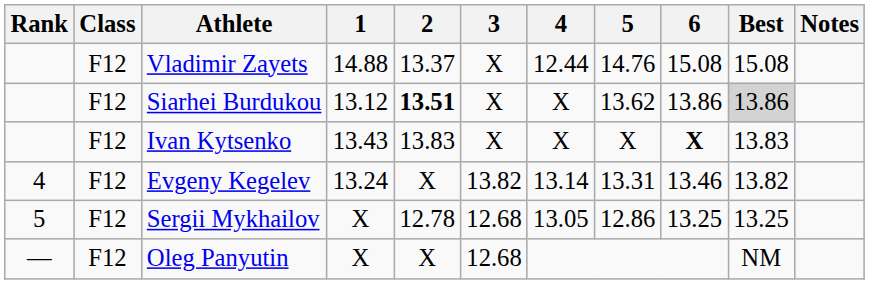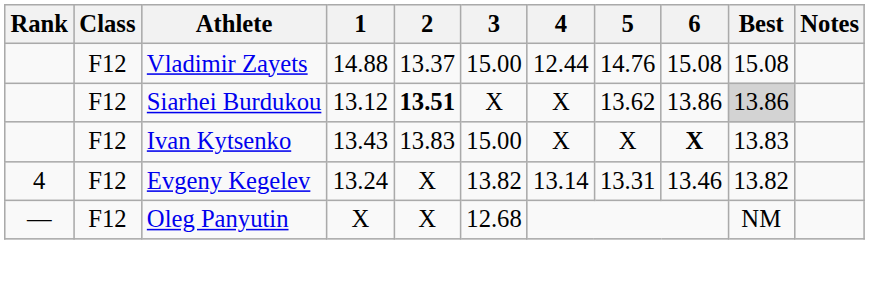(494, 63) X -> (494, 63) 15.00
(494, 141) X -> (494, 141) 15.00
- row: (233, 219)
